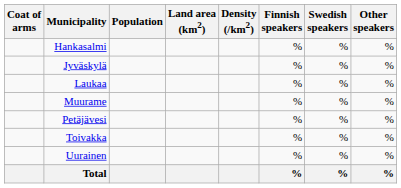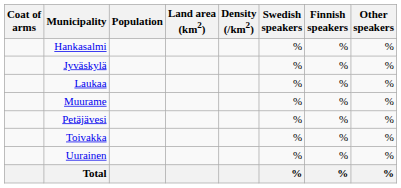columns swapped: (282, 21) <-> (328, 21)
